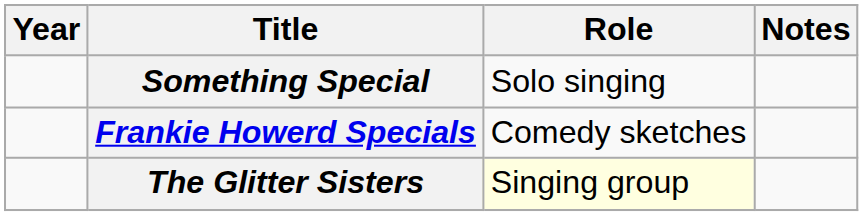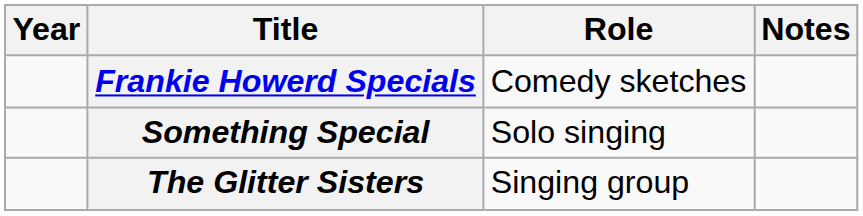rows swapped: (286, 81) <-> (286, 132)
(590, 183) lightyellow background -> (590, 183) no background
